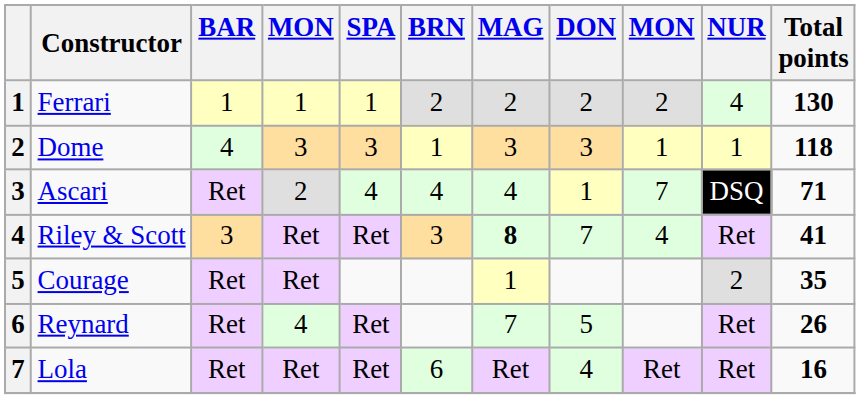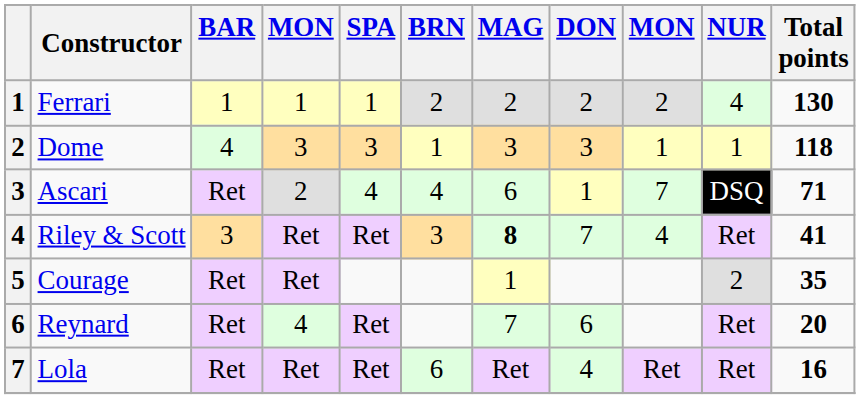(511, 191) 4 -> (511, 191) 6
(586, 324) 5 -> (586, 324) 6
(814, 324) 26 -> (814, 324) 20
